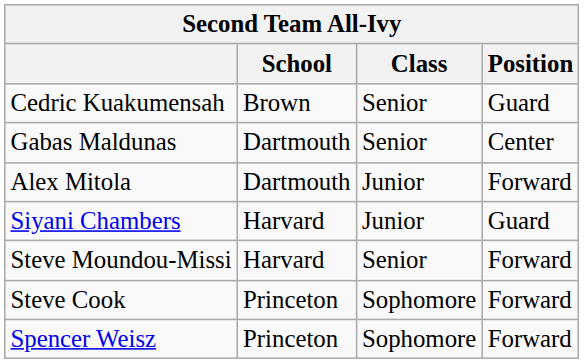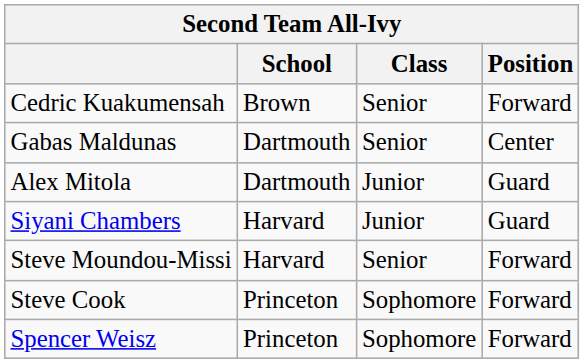(519, 102) Guard -> (530, 102) Forward
(530, 181) Forward -> (519, 181) Guard
